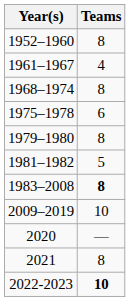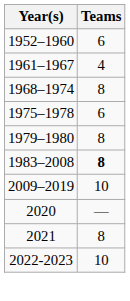(101, 41) 8 -> (101, 41) 6
- row: (41, 162)
(101, 284) bold -> (101, 259) normal
